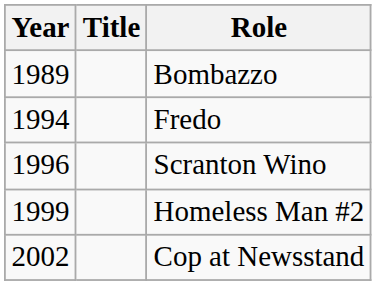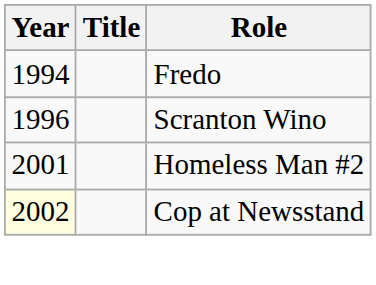- row: (216, 73)
(41, 211) 1999 -> (41, 165) 2001
(41, 257) no background -> (41, 211) lightyellow background
